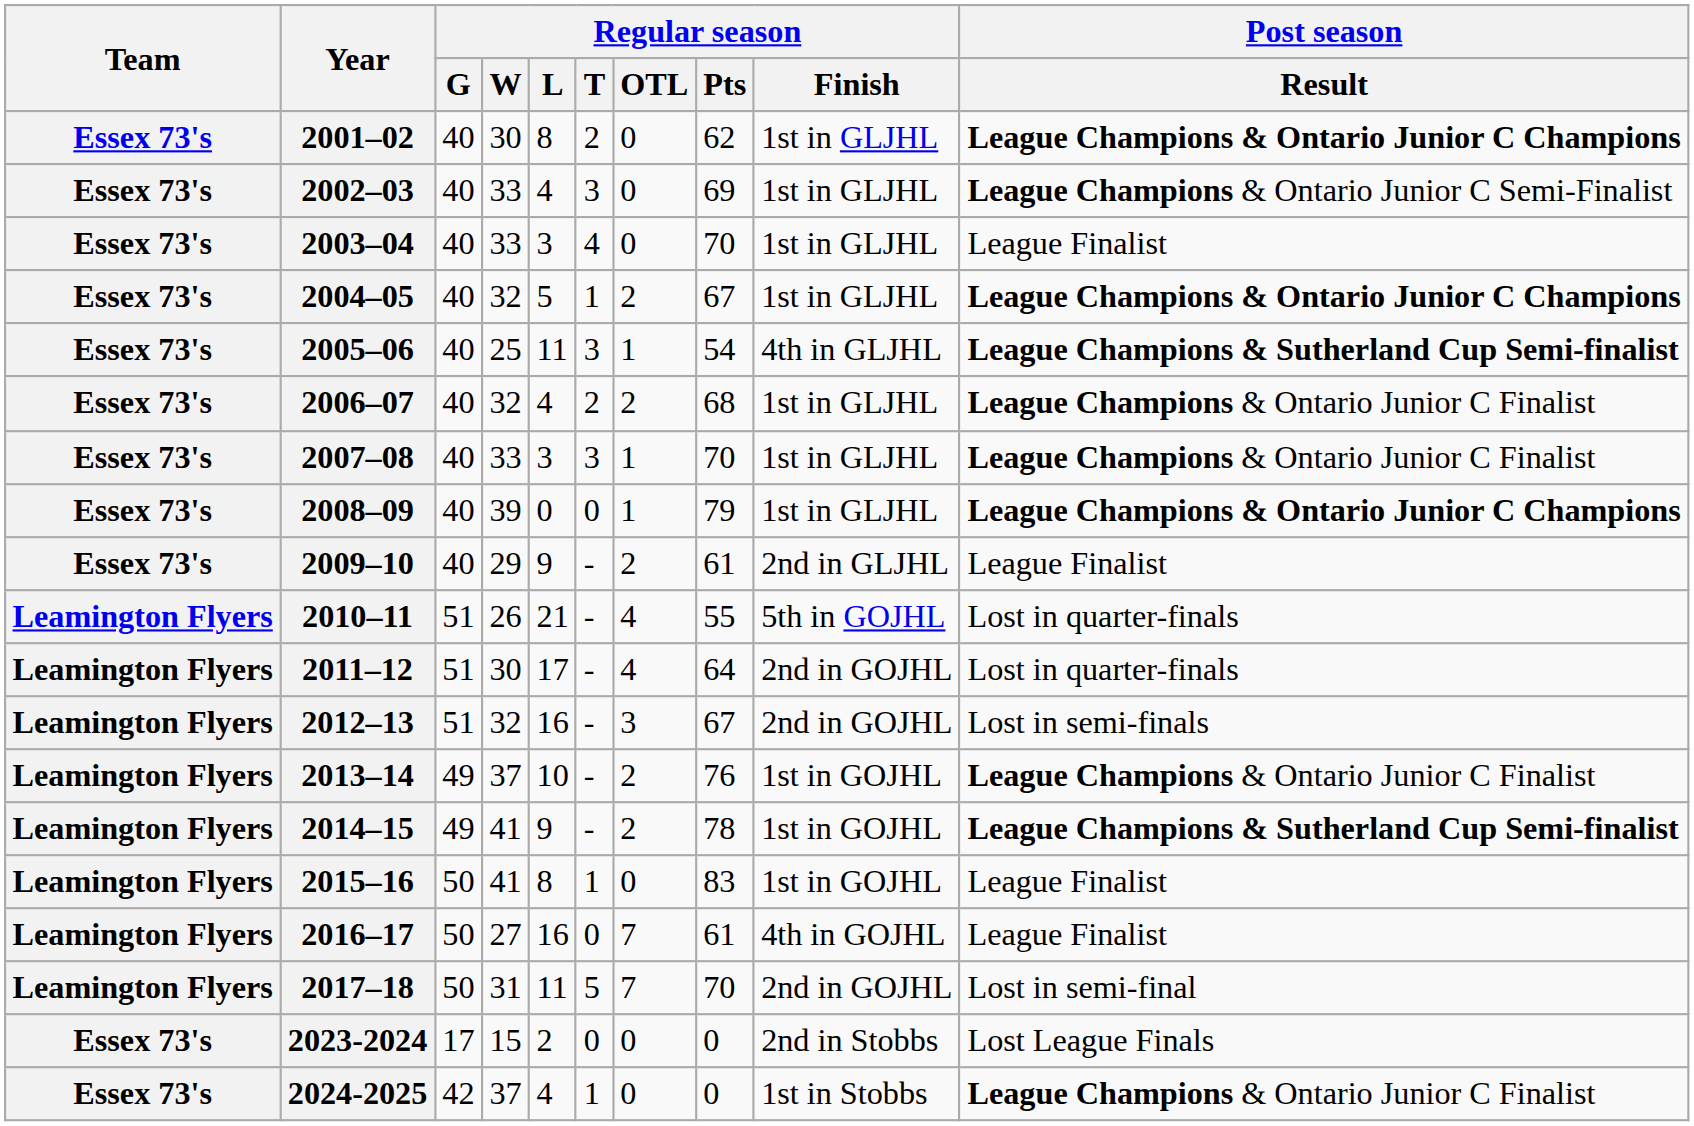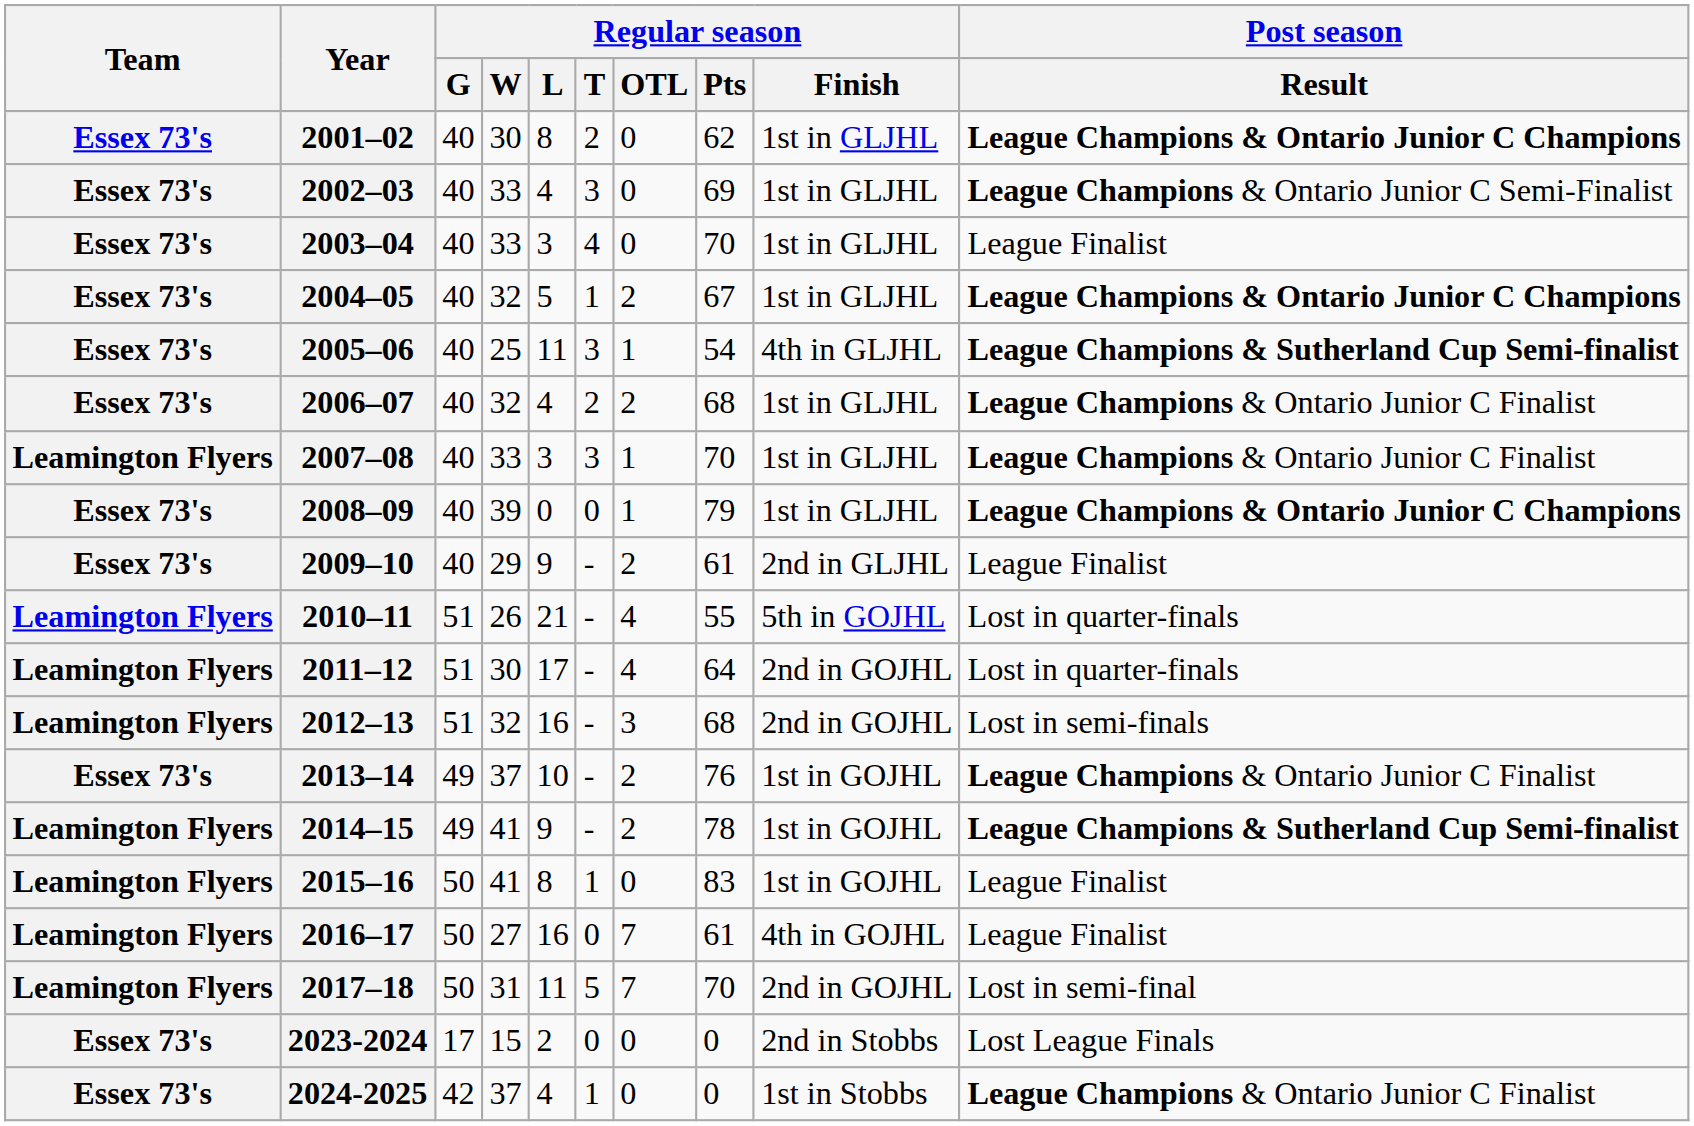(143, 456) Essex 73's -> (143, 456) Leamington Flyers
(719, 721) 67 -> (719, 721) 68
(143, 775) Leamington Flyers -> (143, 775) Essex 73's
